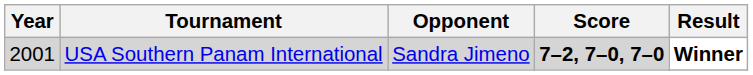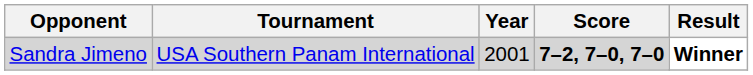columns swapped: (32, 21) <-> (461, 21)
